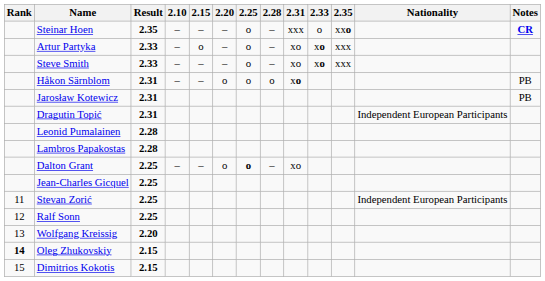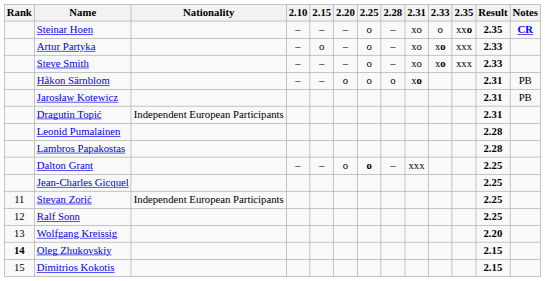columns swapped: (432, 13) <-> (148, 13)
(296, 30) xxx -> (417, 30) xo
(296, 166) xo -> (417, 166) xxx
